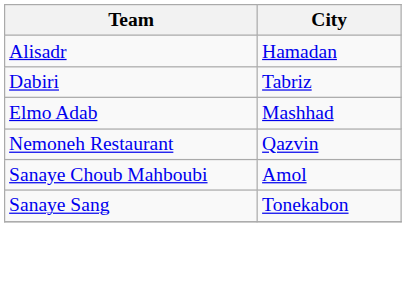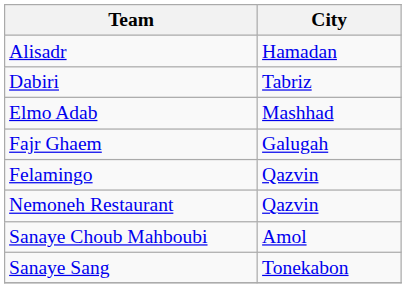+ row: (55, 143)
+ row: (51, 174)
